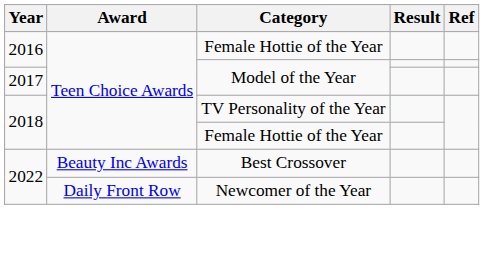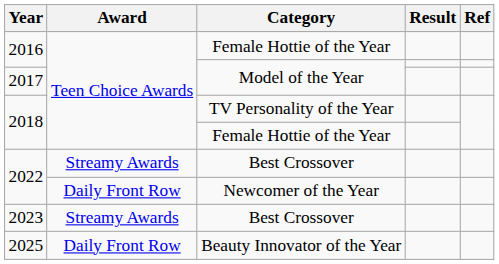(122, 163) Beauty Inc Awards -> (122, 163) Streamy Awards
+ row: (26, 218)
+ row: (26, 245)
